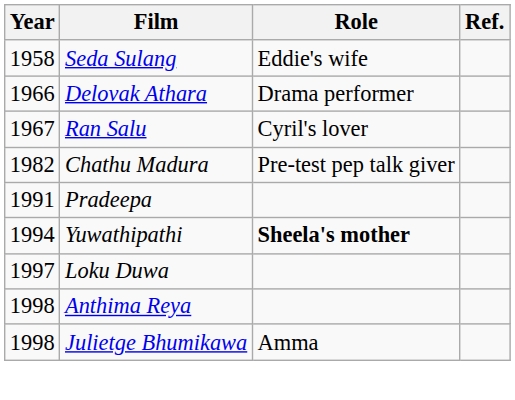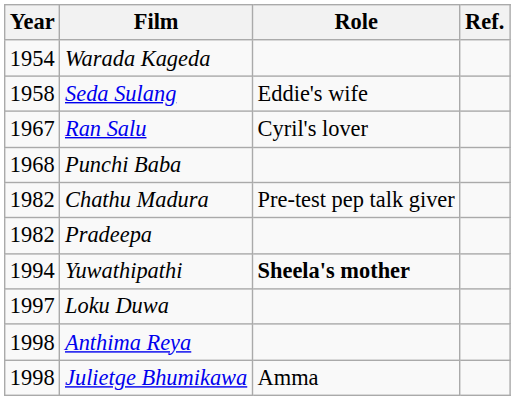+ row: (138, 57)
- row: (136, 93)
+ row: (123, 164)
(32, 199) 1991 -> (32, 235) 1982
